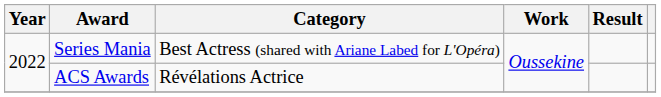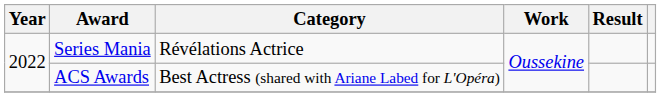(330, 48) Best Actress (shared with Ariane Labed for L'Opéra) -> (231, 48) Révélations Actrice
(231, 77) Révélations Actrice -> (330, 77) Best Actress (shared with Ariane Labed for L'Opéra)
